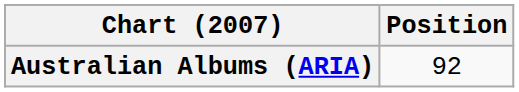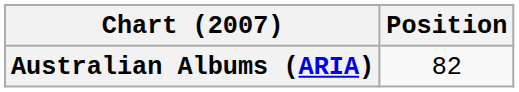(447, 67) 92 -> (447, 67) 82
